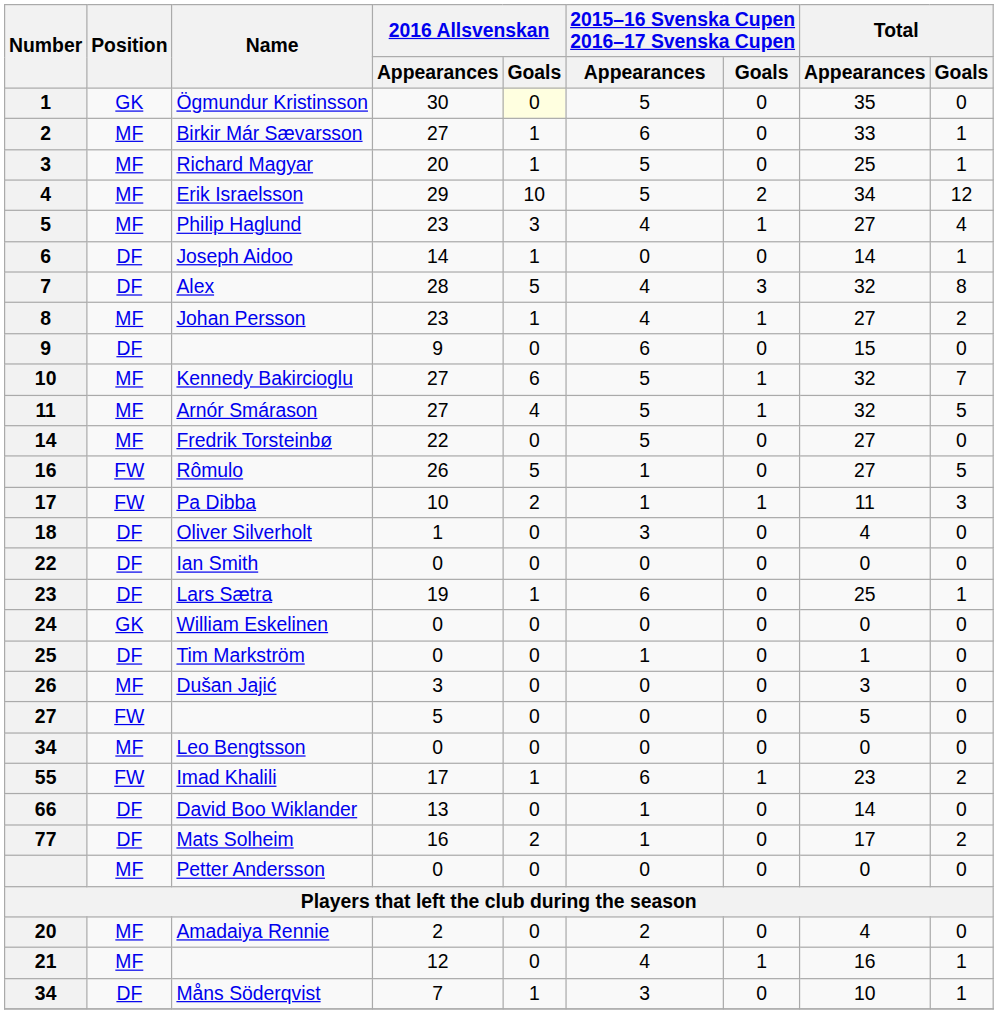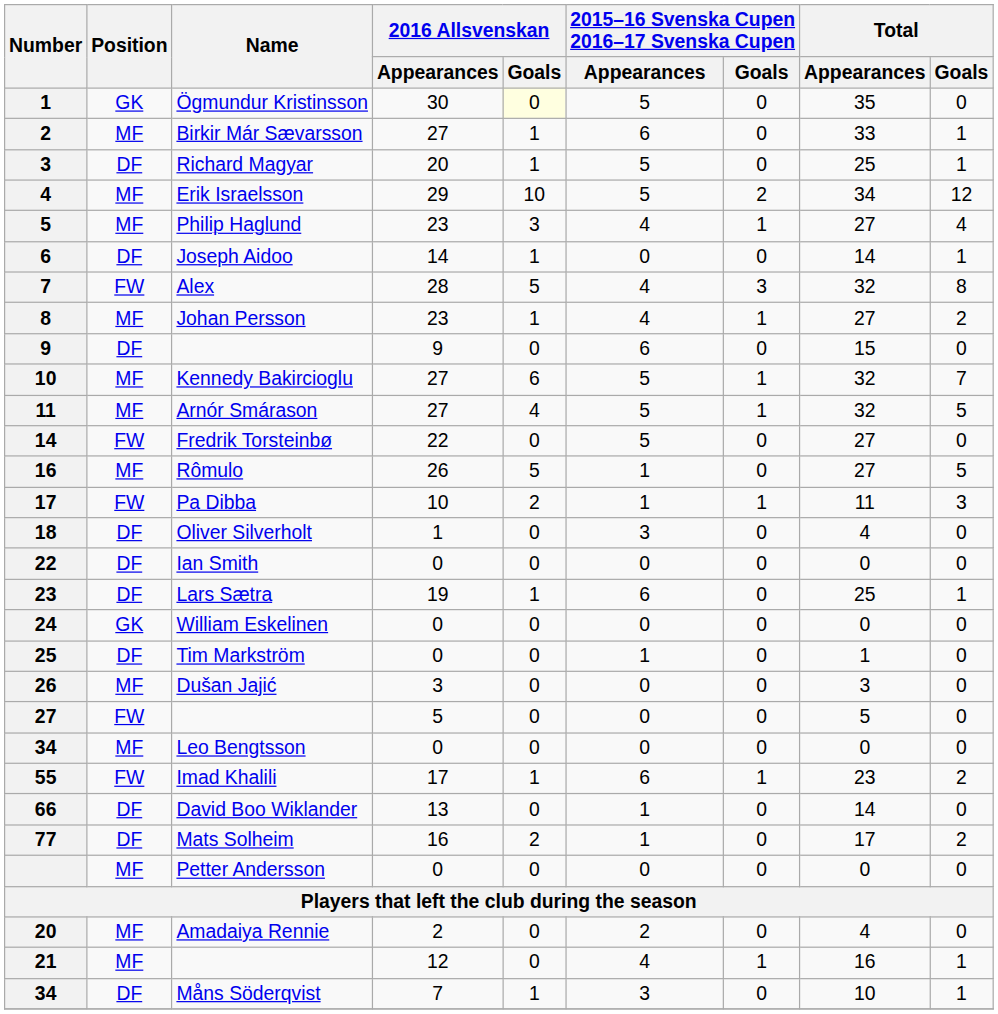(129, 164) MF -> (129, 164) DF
(129, 287) DF -> (129, 287) FW
(129, 440) MF -> (129, 440) FW
(129, 471) FW -> (129, 471) MF
